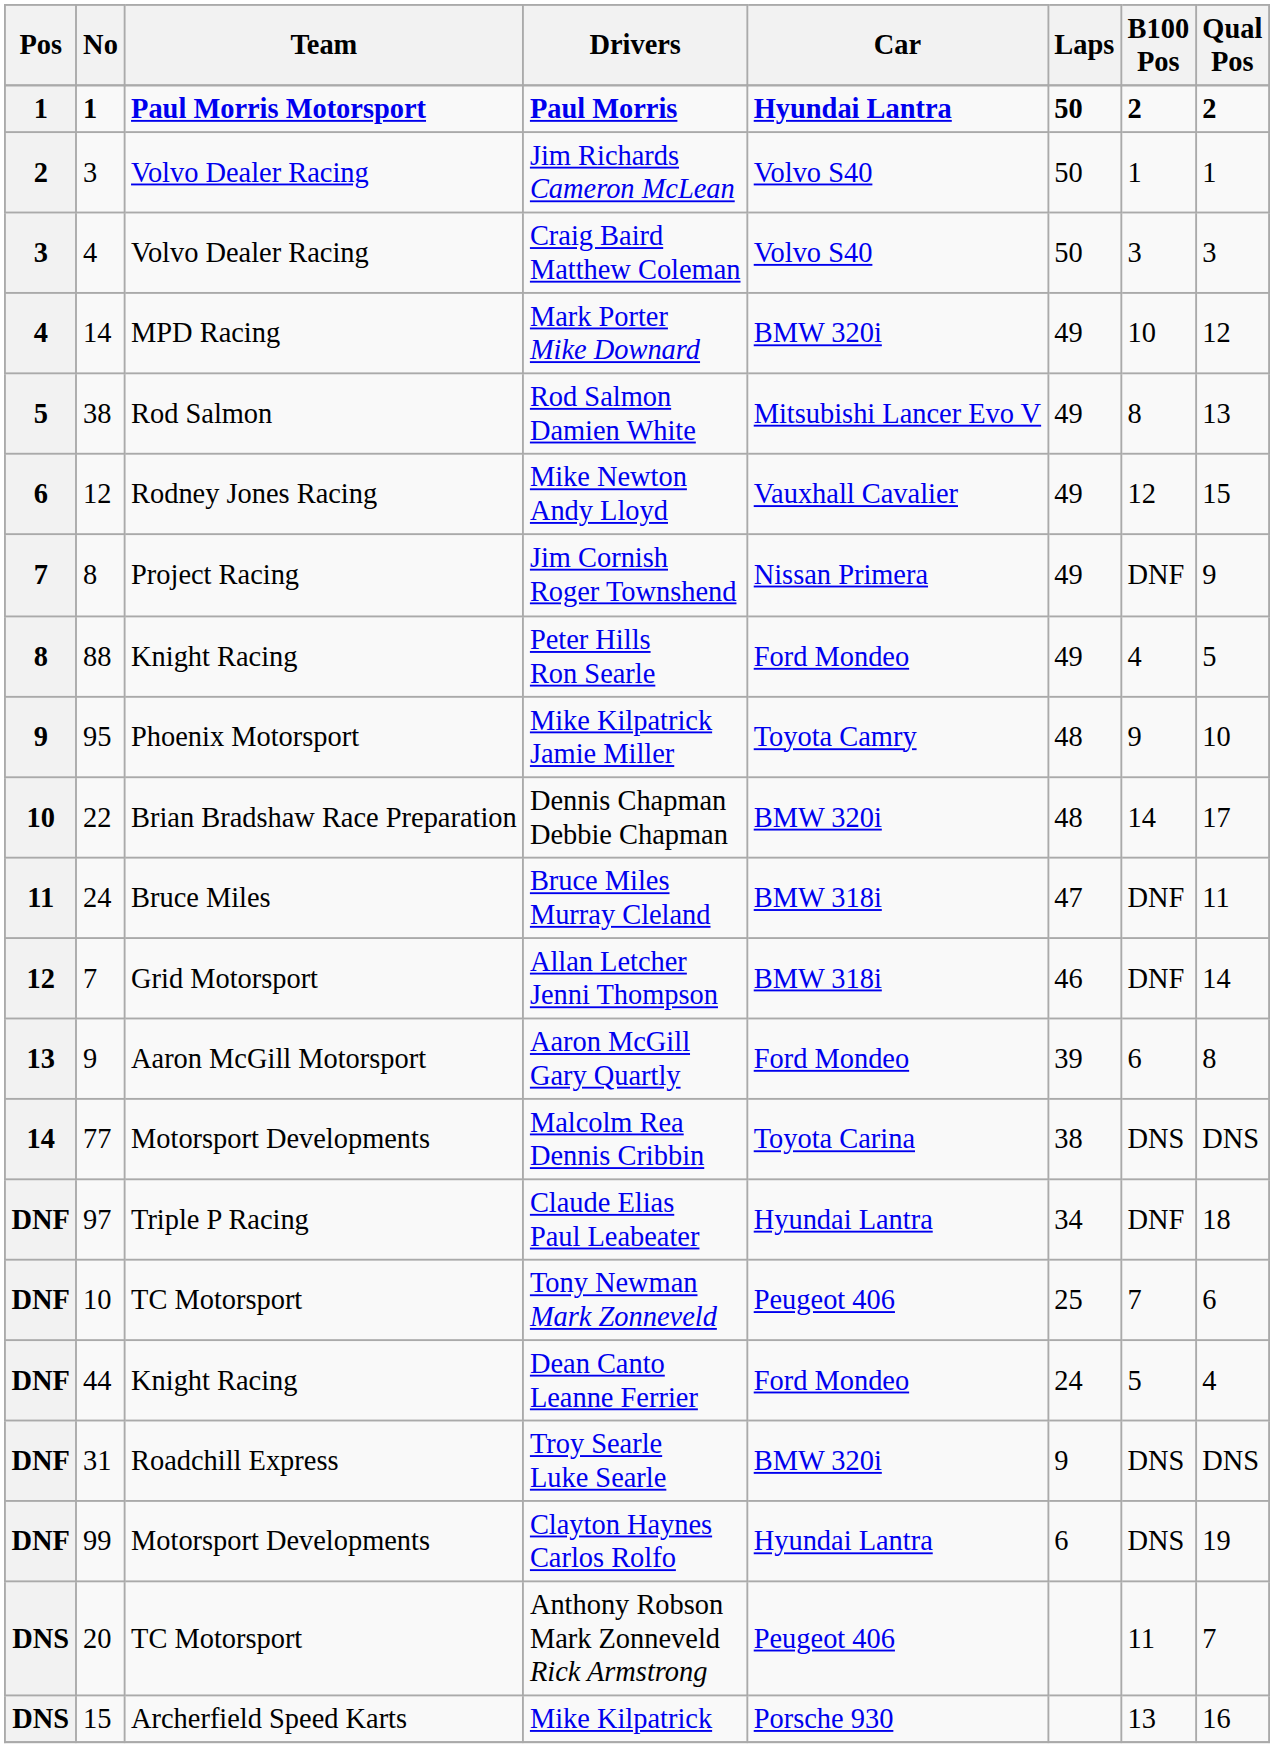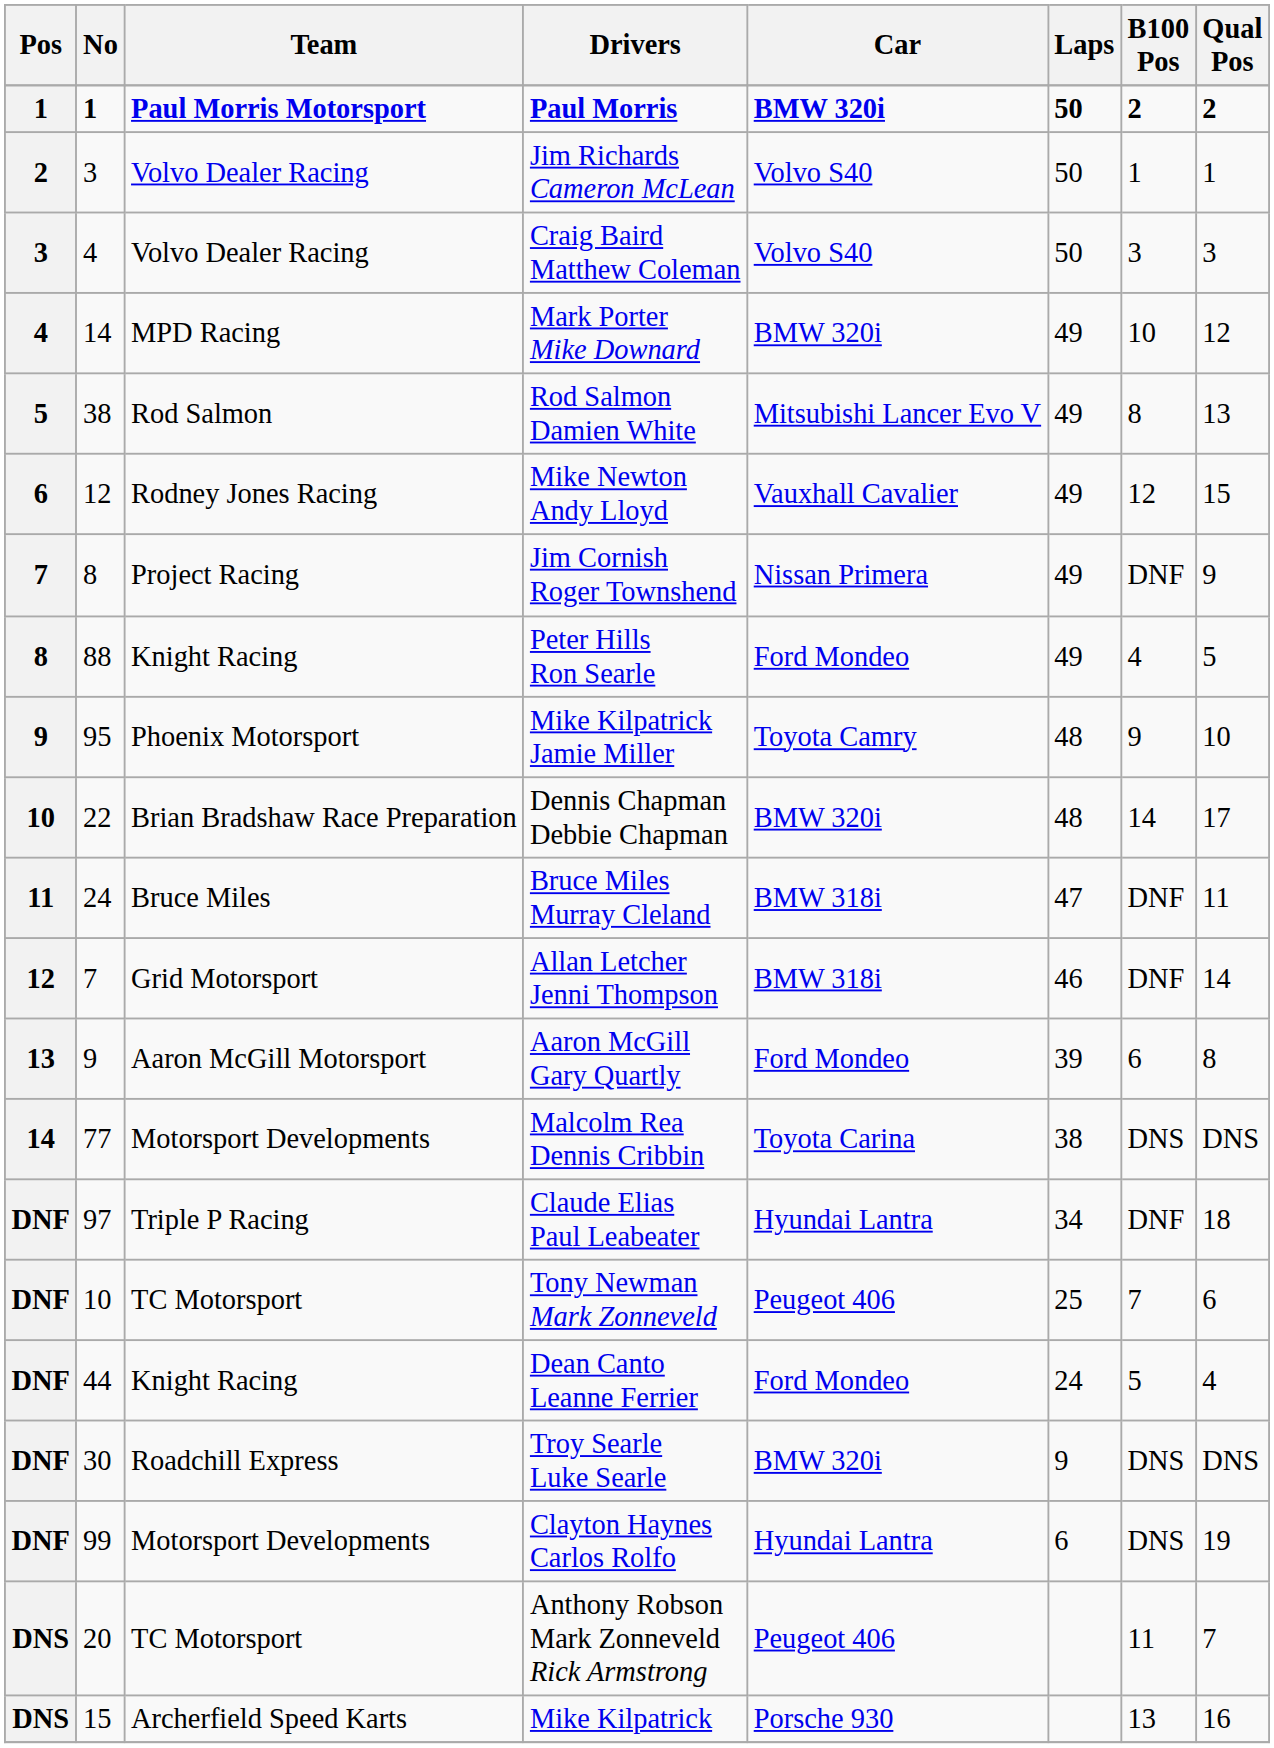(853, 108) Hyundai Lantra -> (819, 108) BMW 320i
(97, 1460) 31 -> (97, 1460) 30
